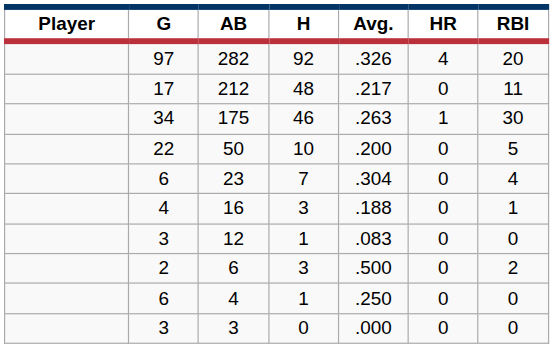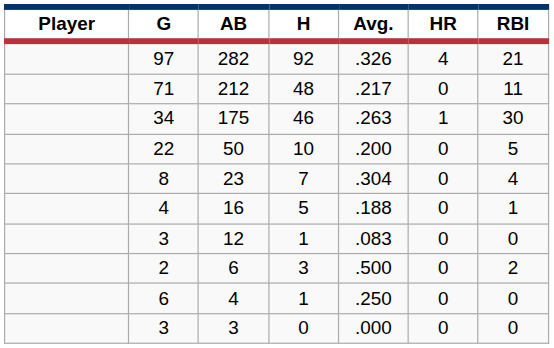(513, 58) 20 -> (513, 58) 21
(164, 88) 17 -> (164, 88) 71
(164, 178) 6 -> (164, 178) 8
(303, 208) 3 -> (303, 208) 5
